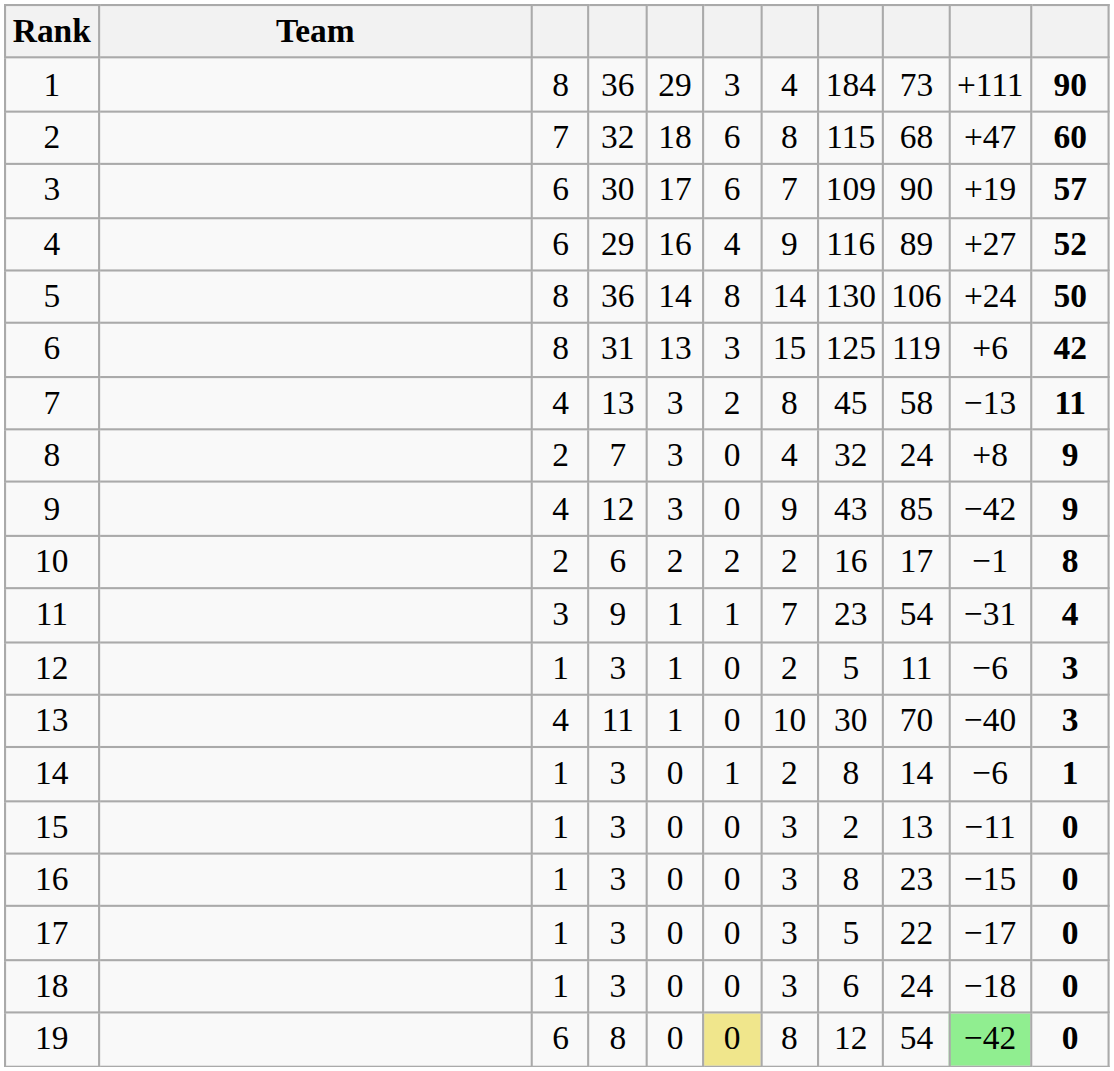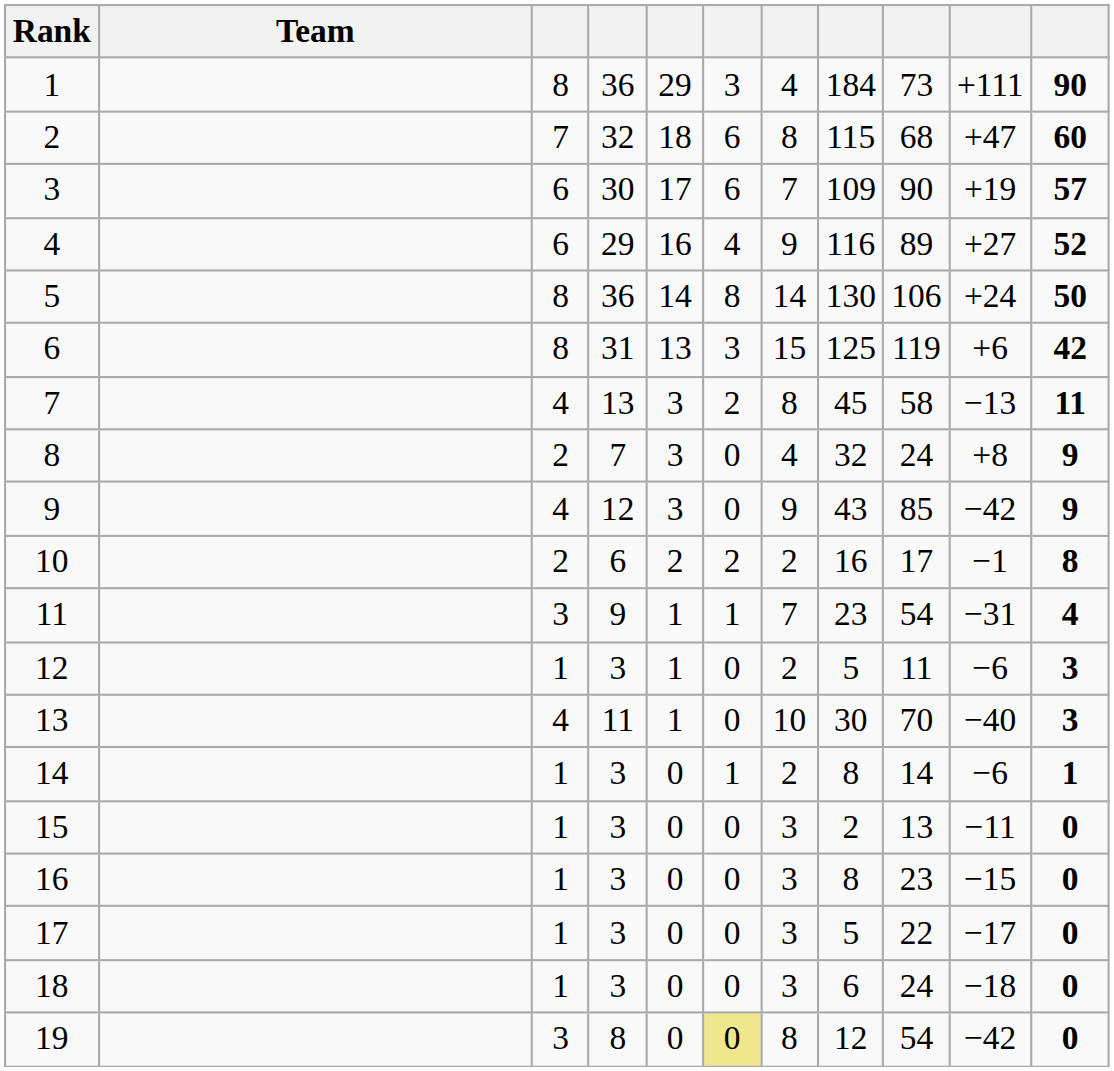(561, 1038) 6 -> (561, 1038) 3
(990, 1038) lightgreen background -> (990, 1038) no background
